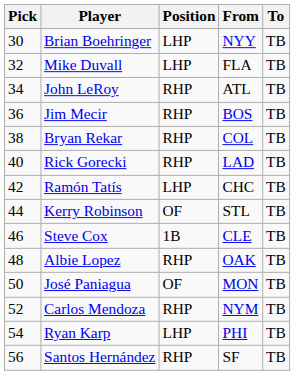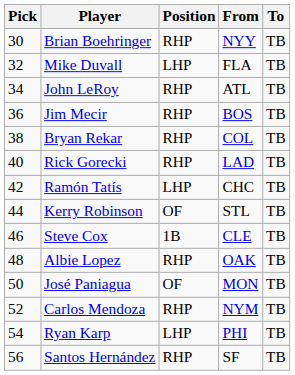(177, 41) LHP -> (177, 41) RHP
